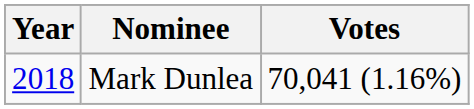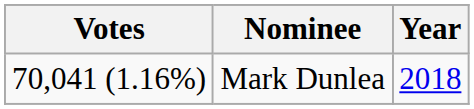columns swapped: (43, 29) <-> (364, 29)
